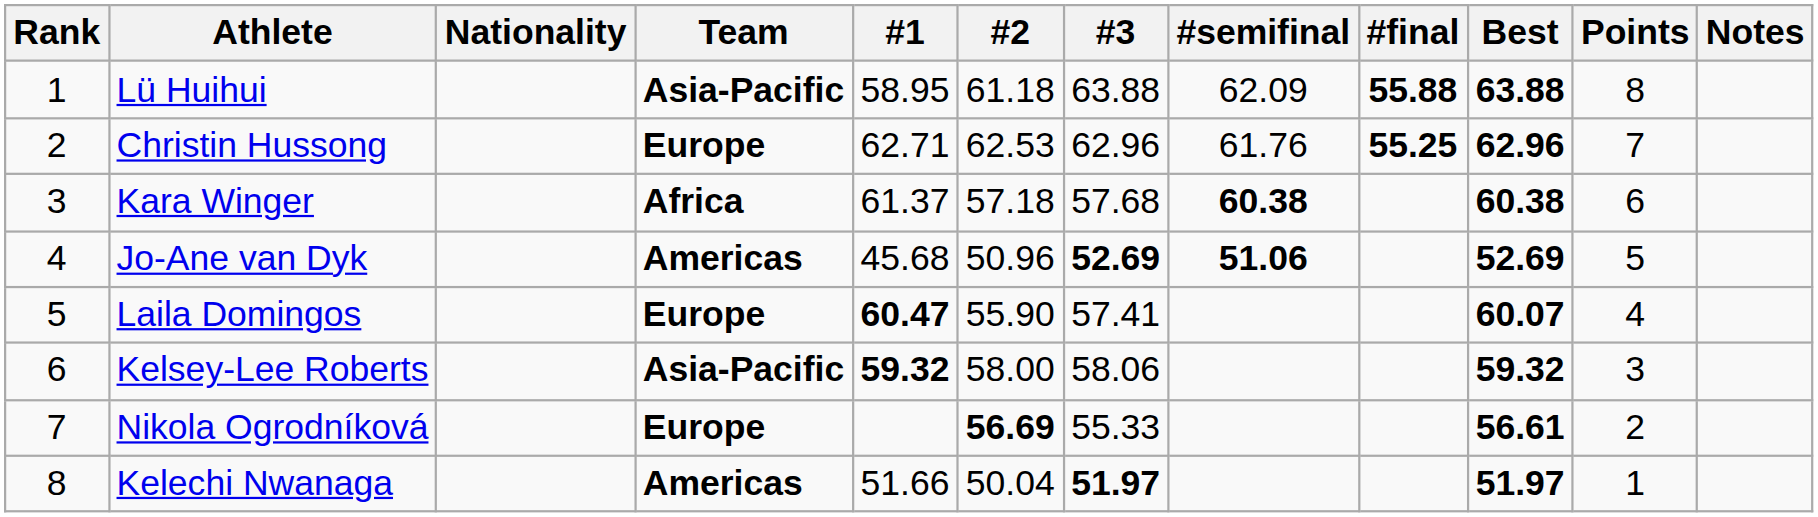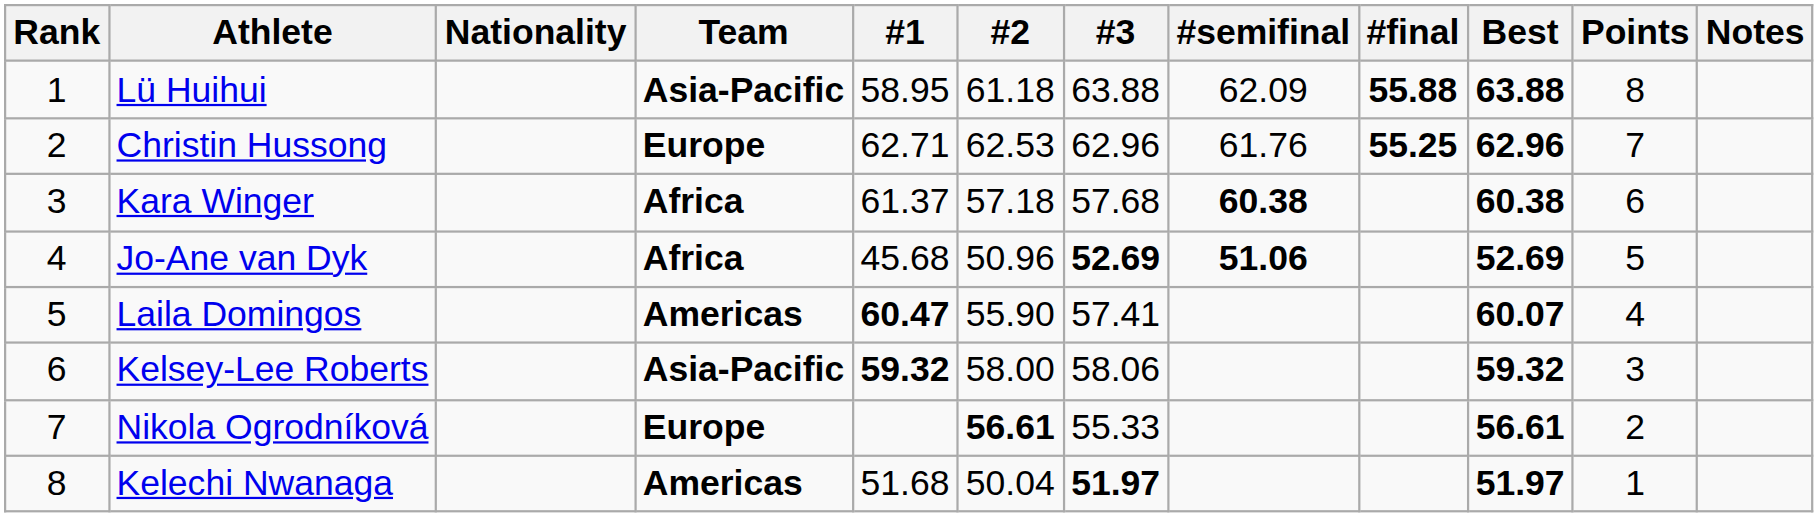(723, 257) Americas -> (693, 257) Africa
(704, 314) Europe -> (723, 314) Americas
(1010, 426) 56.69 -> (1010, 426) 56.61
(905, 483) 51.66 -> (905, 483) 51.68
